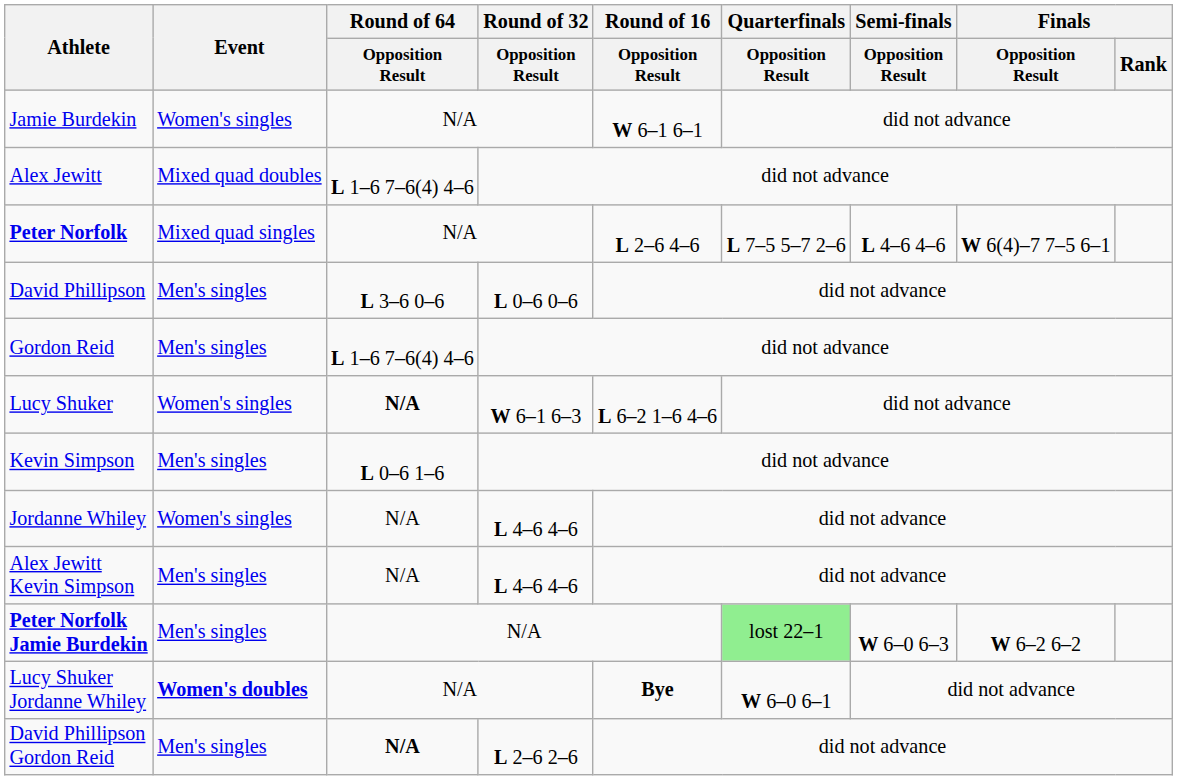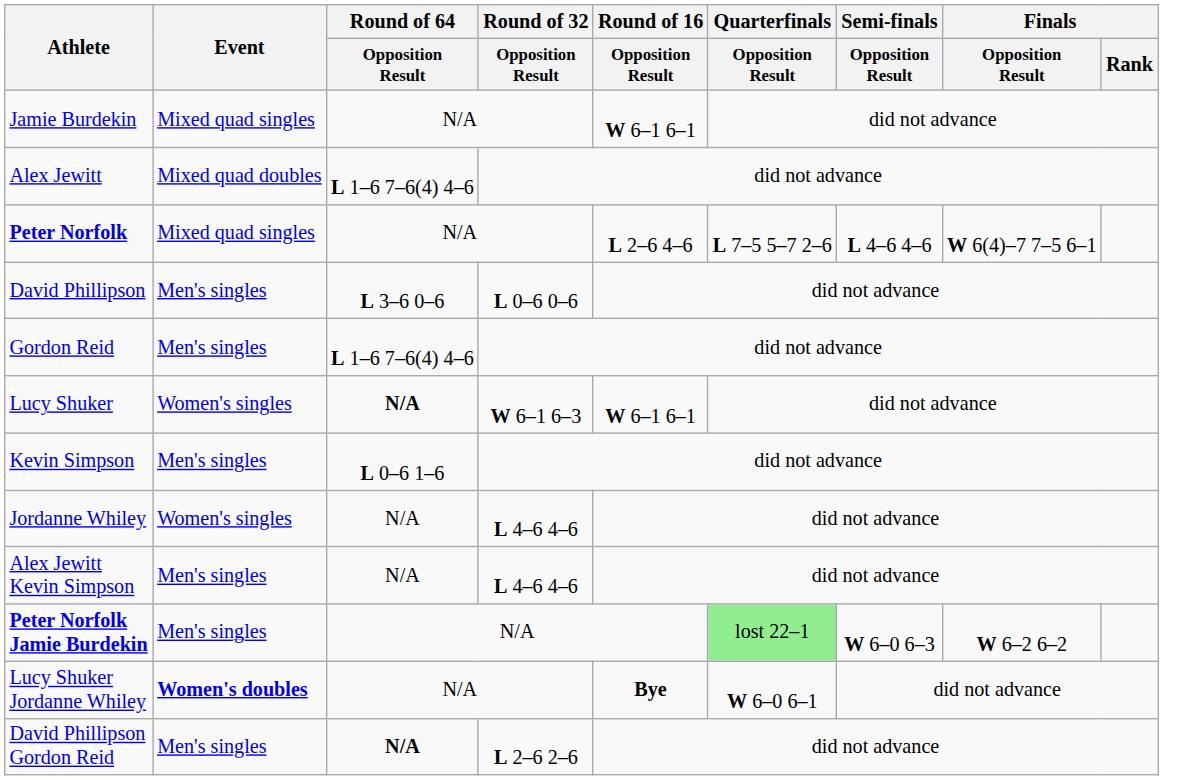(224, 119) Women's singles -> (236, 119) Mixed quad singles
(658, 416) L 6–2 1–6 4–6 -> (651, 416) W 6–1 6–1
